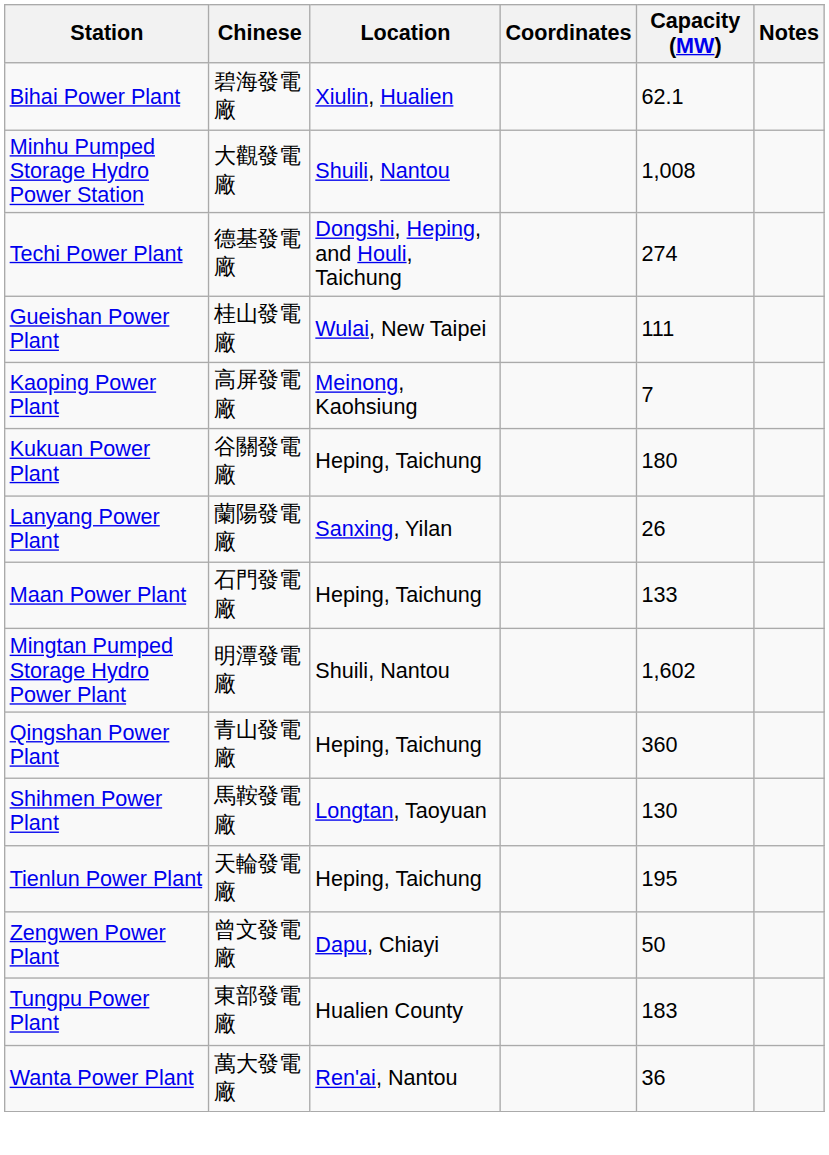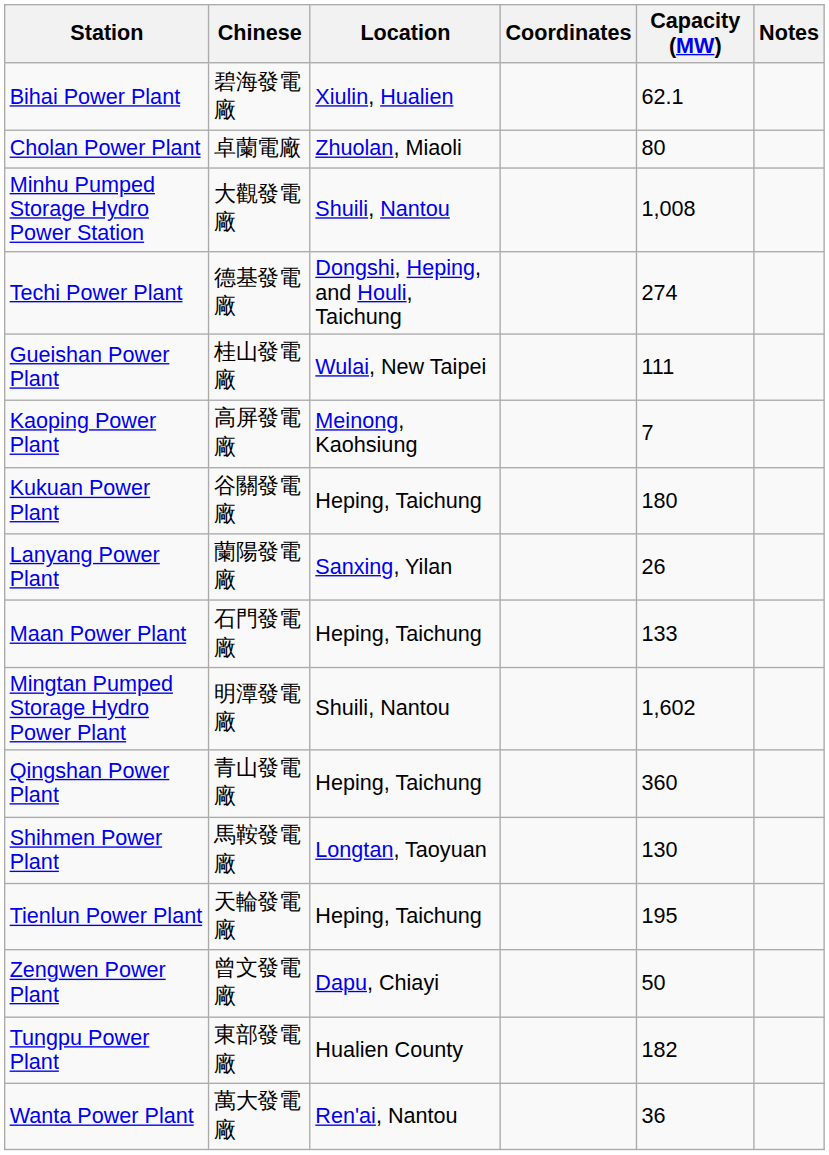+ row: (105, 148)
(659, 1011) 183 -> (659, 1049) 182
